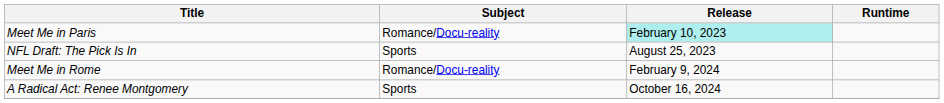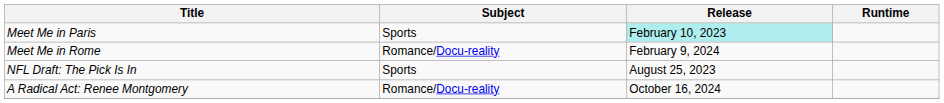(441, 32) Romance/Docu-reality -> (399, 32) Sports
rows swapped: (72, 51) <-> (54, 70)
(399, 88) Sports -> (441, 88) Romance/Docu-reality
